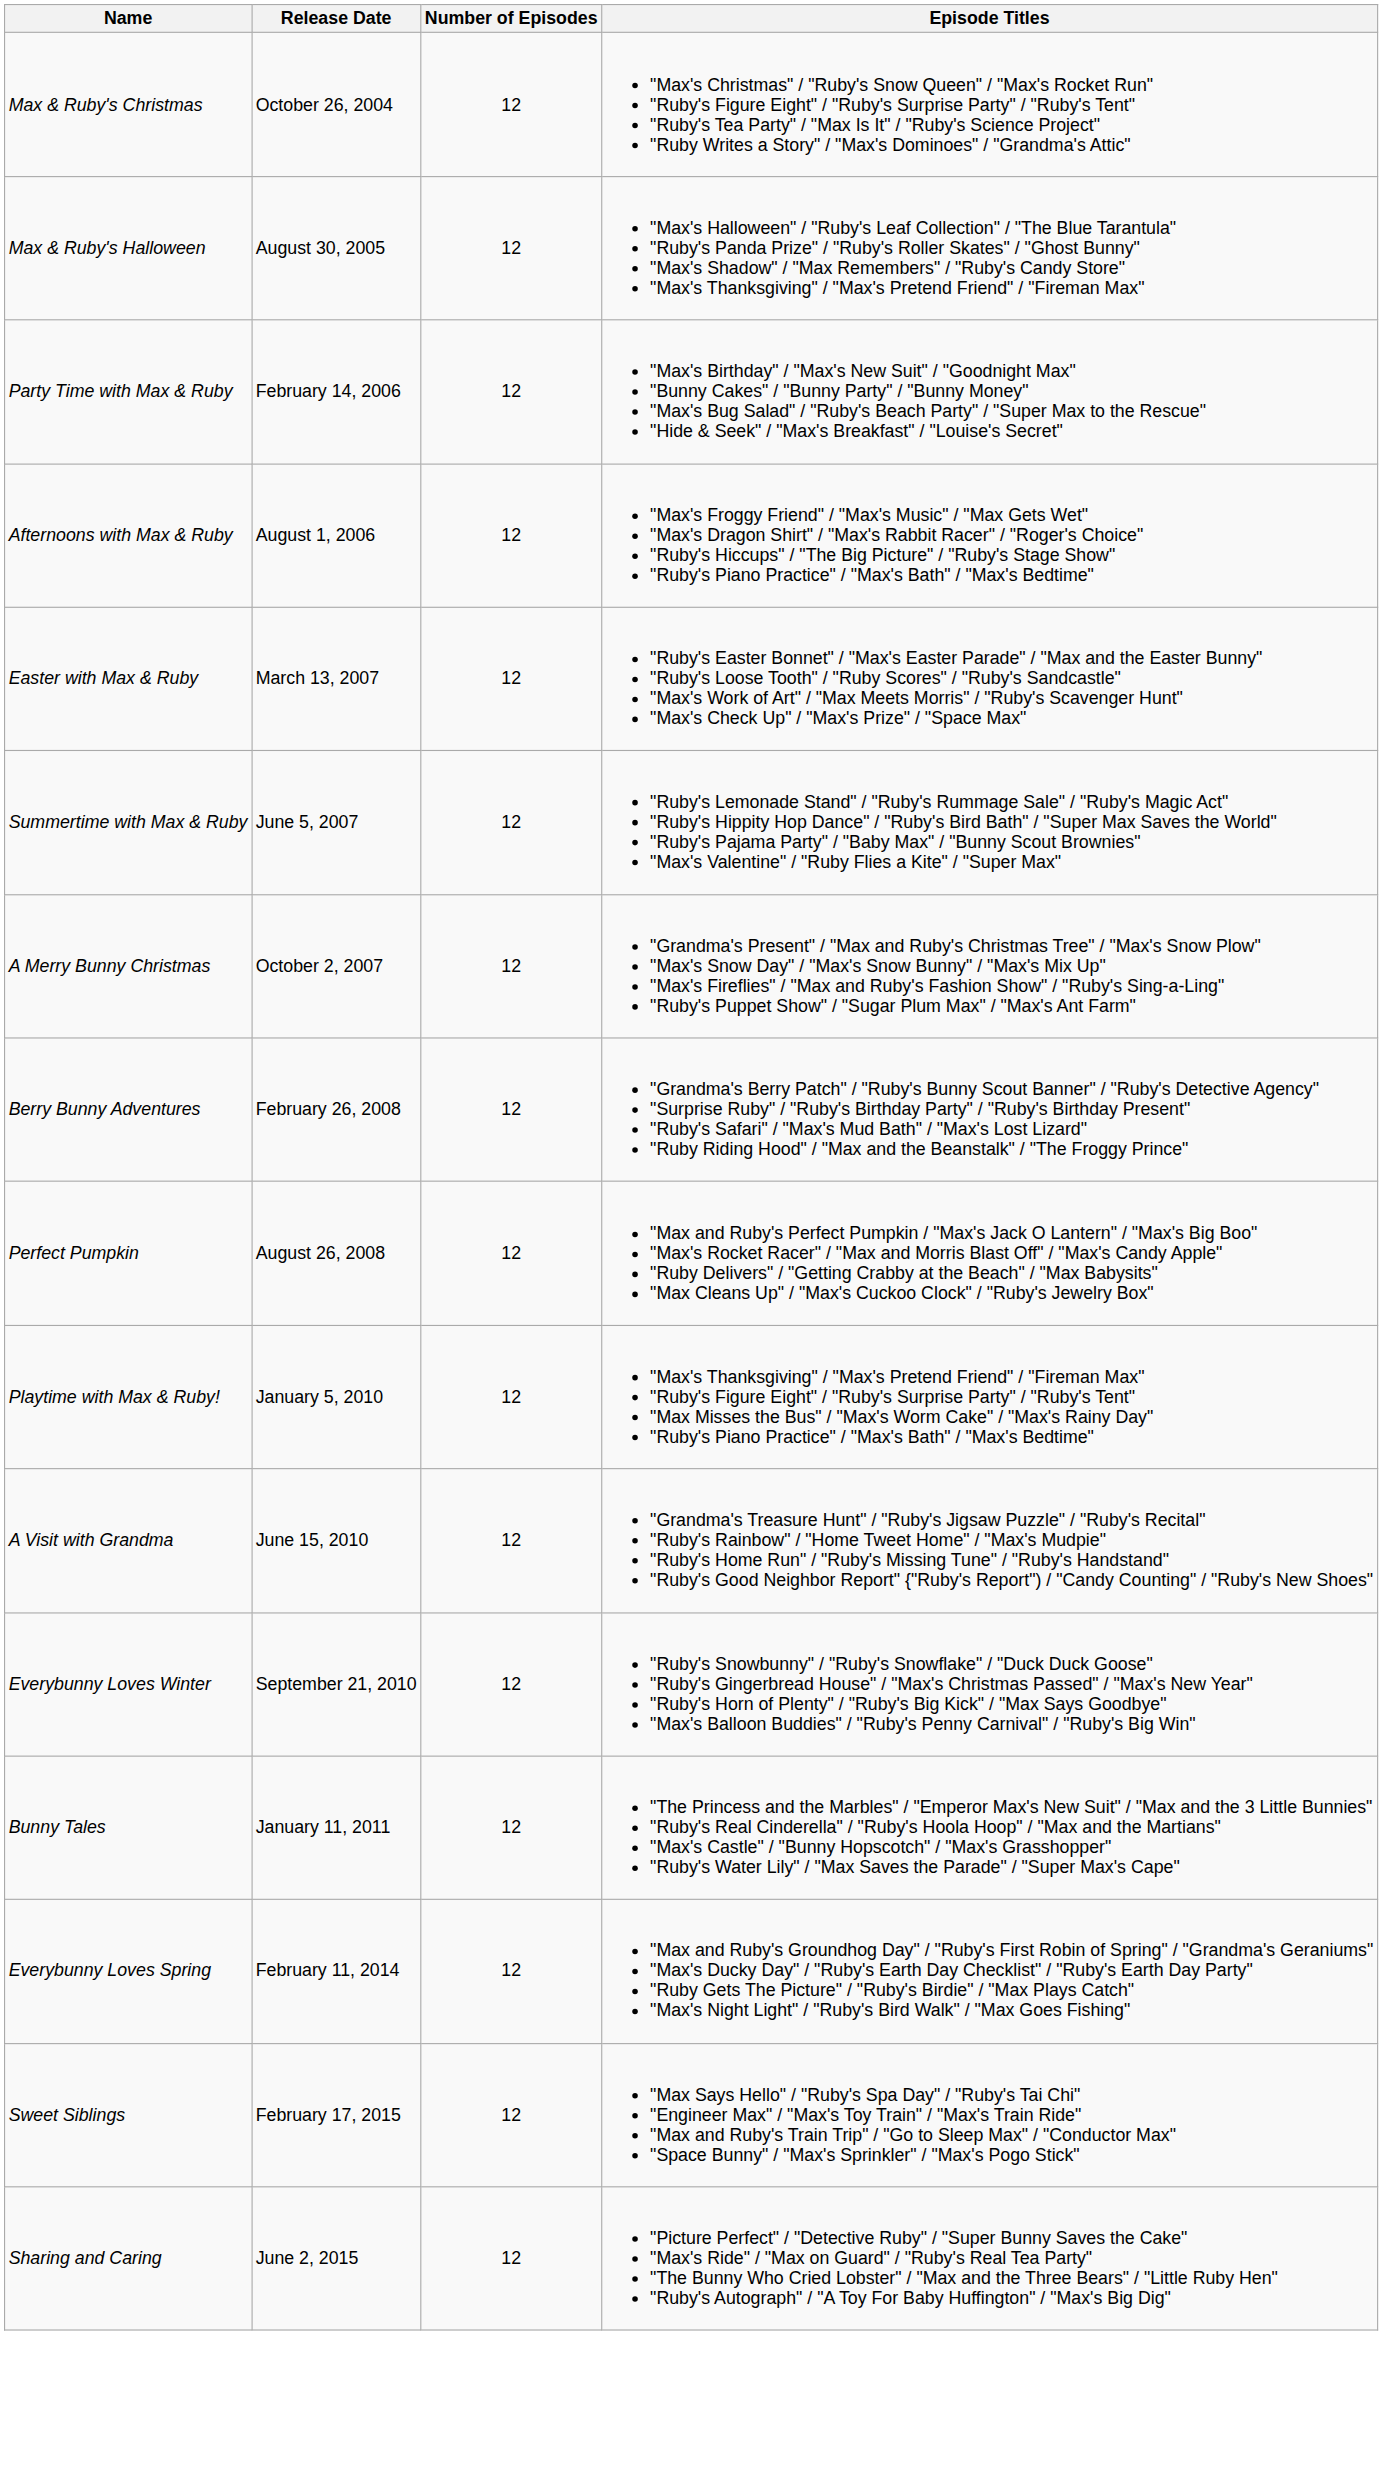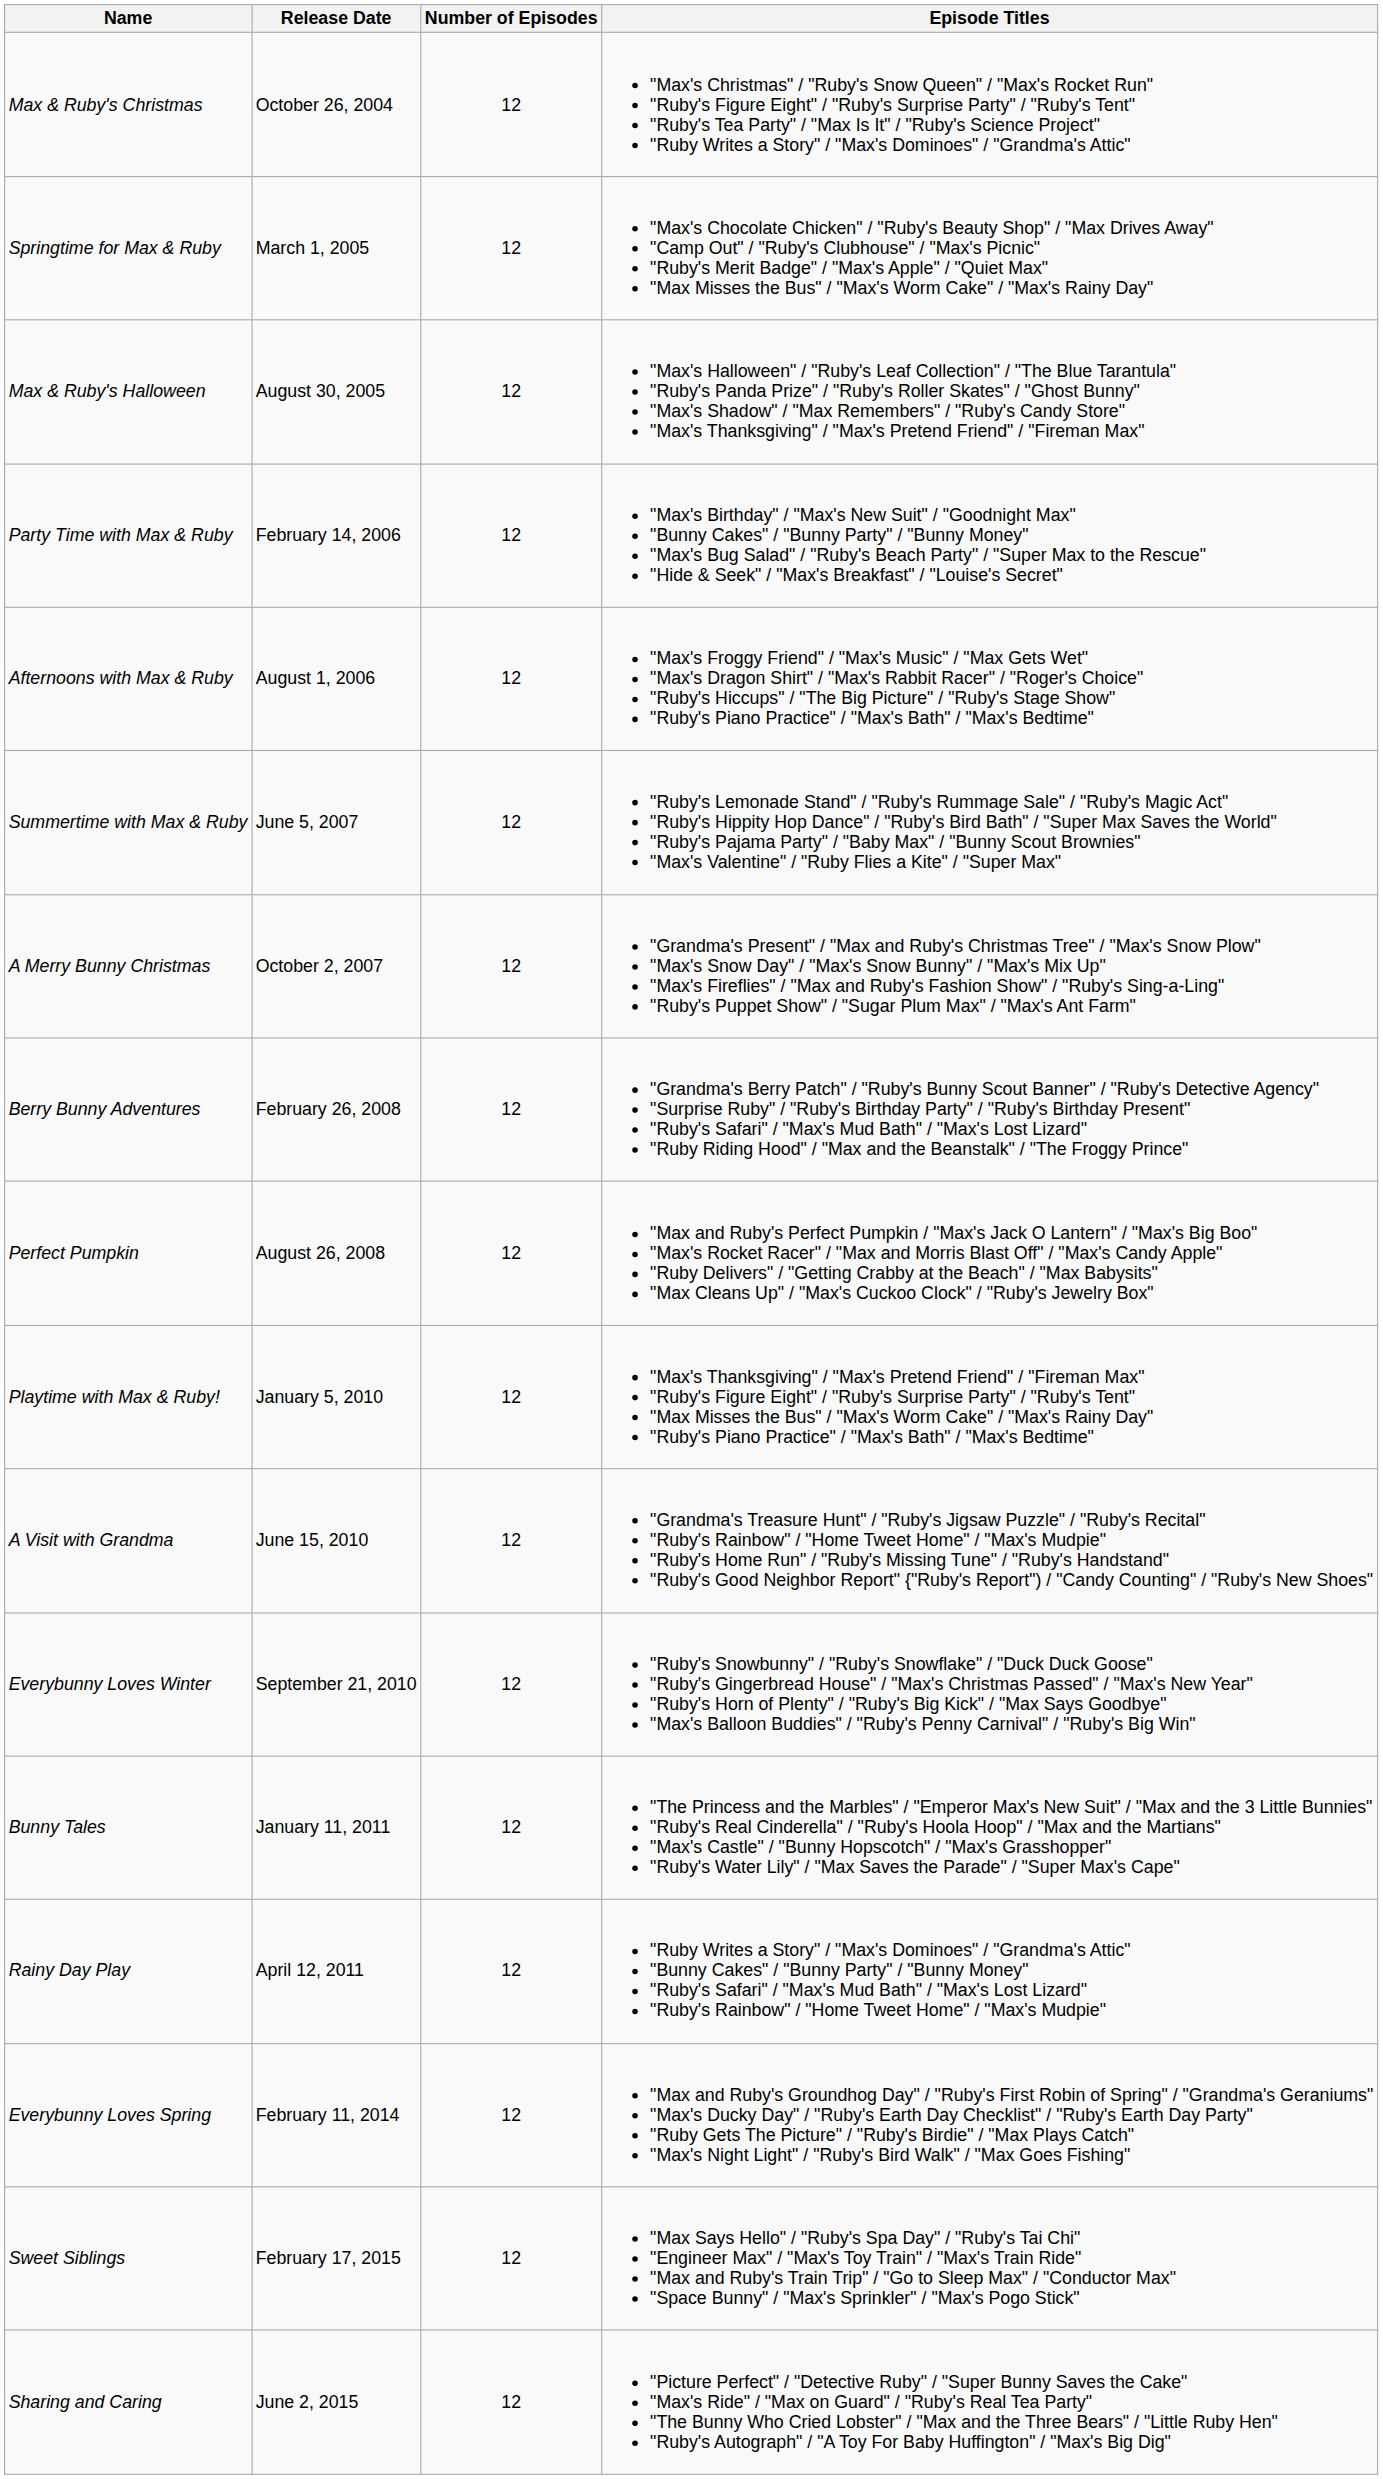+ row: (115, 248)
- row: (103, 678)
+ row: (69, 1971)
